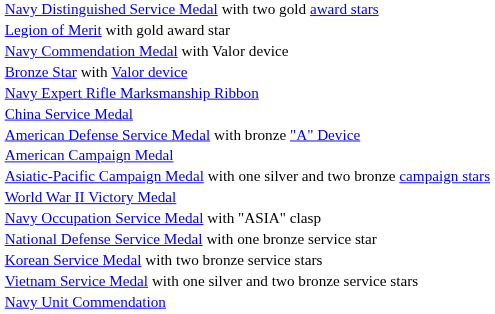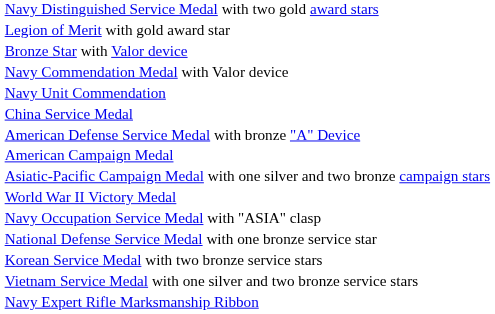rows swapped: (96, 72) <-> (147, 51)
rows swapped: (85, 302) <-> (132, 93)
